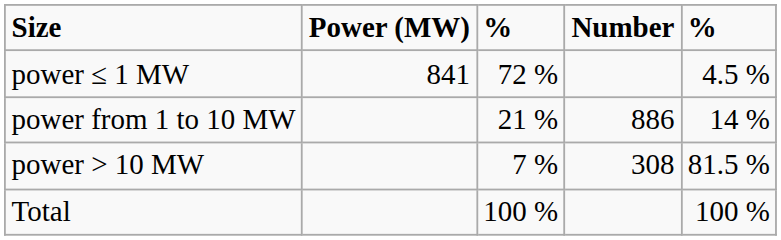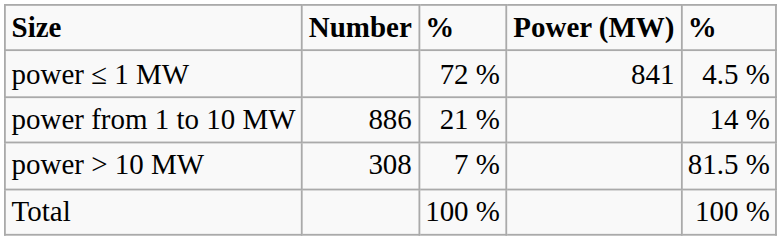columns swapped: (623, 27) <-> (389, 27)
